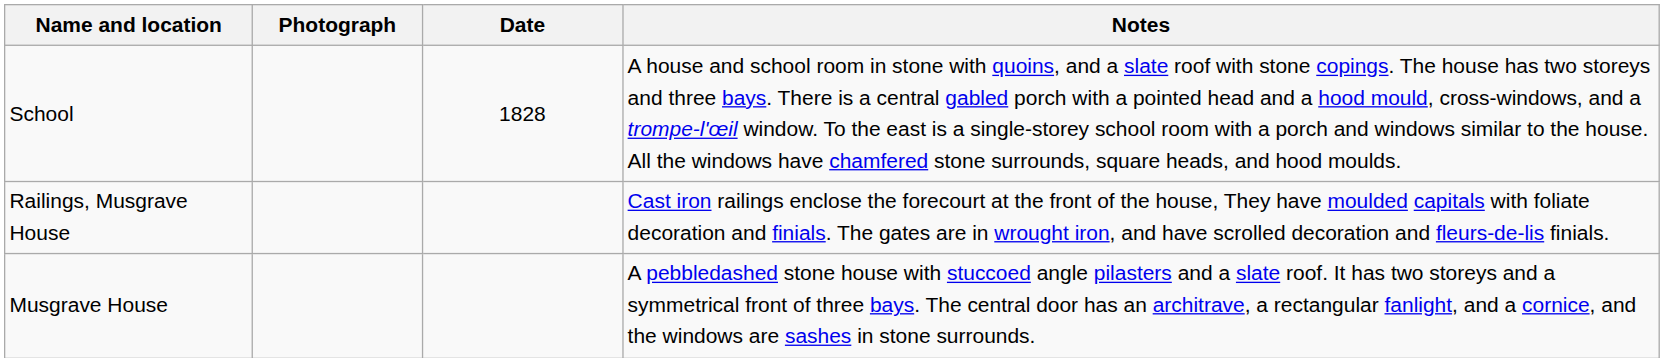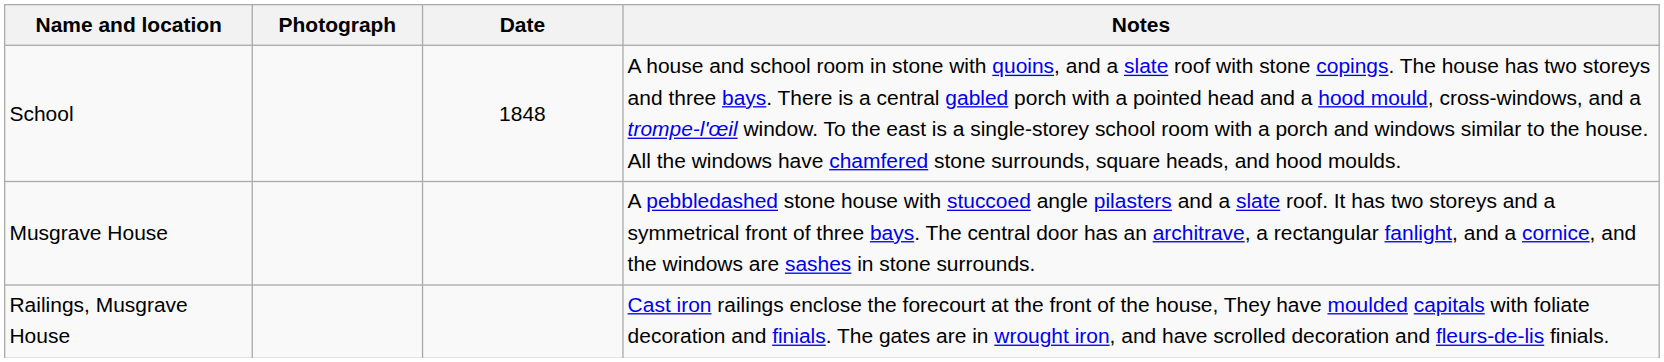(522, 113) 1828 -> (522, 113) 1848
rows swapped: (89, 305) <-> (99, 217)
